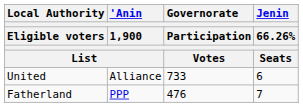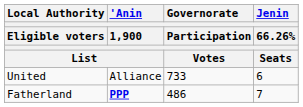(119, 94) normal -> (119, 94) bold
(176, 94) 476 -> (176, 94) 486
